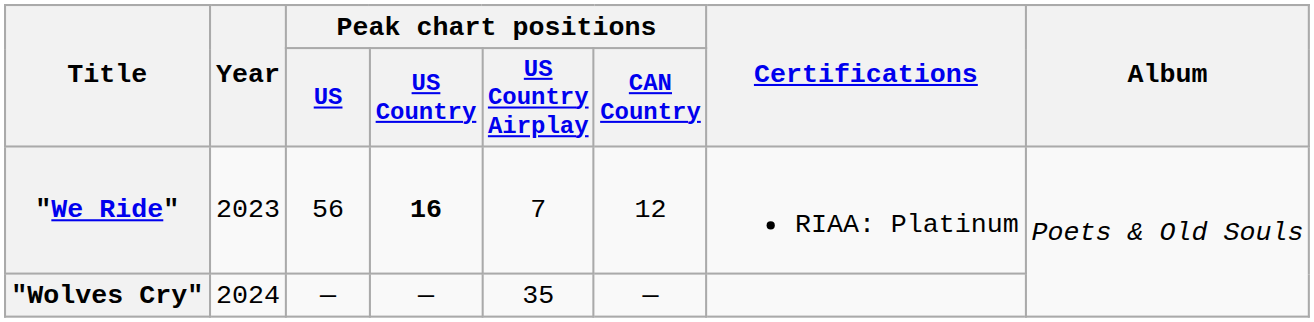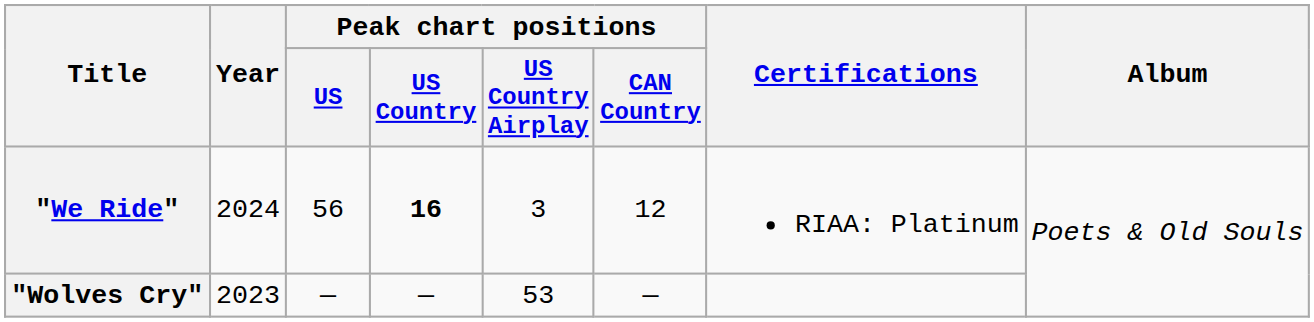(248, 210) 2023 -> (248, 210) 2024
(538, 210) 7 -> (538, 210) 3
(248, 295) 2024 -> (248, 295) 2023
(538, 295) 35 -> (538, 295) 53
